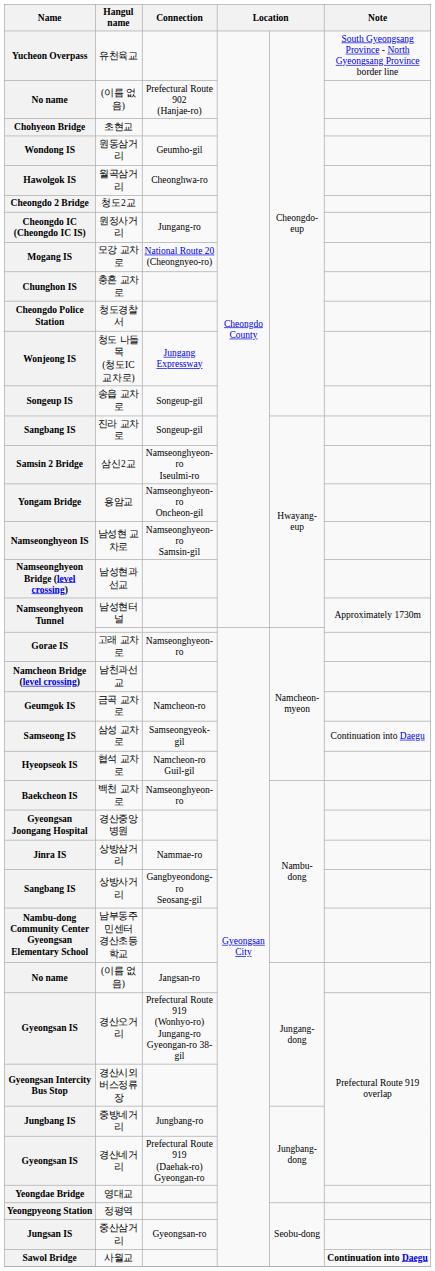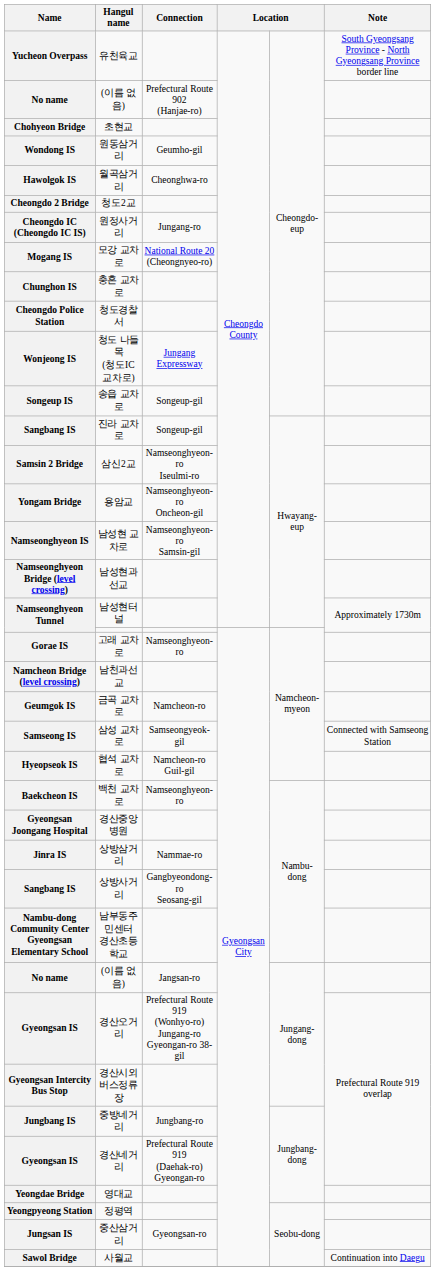(378, 735) Continuation into Daegu -> (378, 735) Connected with Samseong Station
(378, 1257) bold -> (378, 1257) normal
